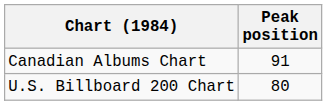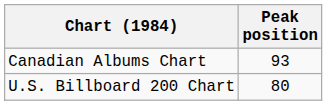(280, 61) 91 -> (280, 61) 93
